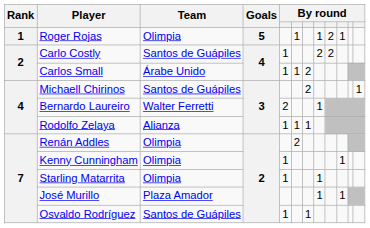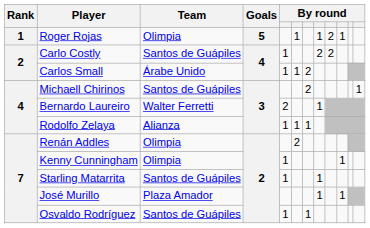(162, 178) Olimpia -> (192, 178) Santos de Guápiles
